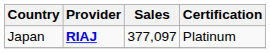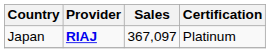(152, 36) 377,097 -> (152, 36) 367,097
